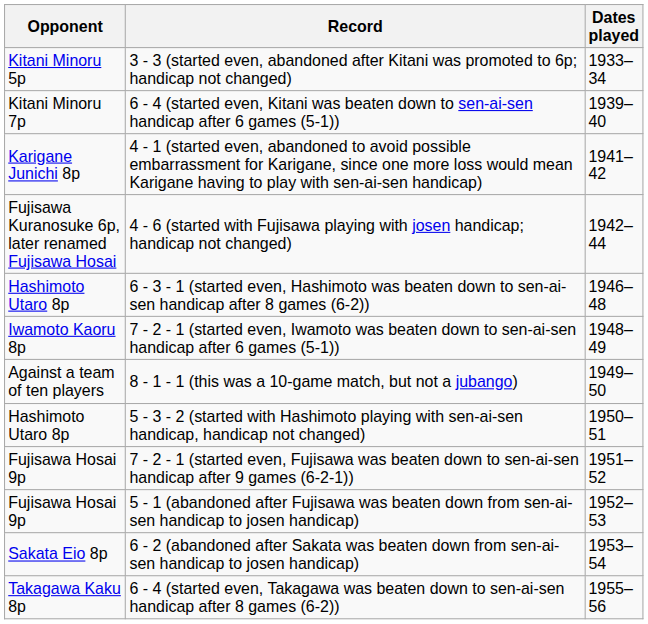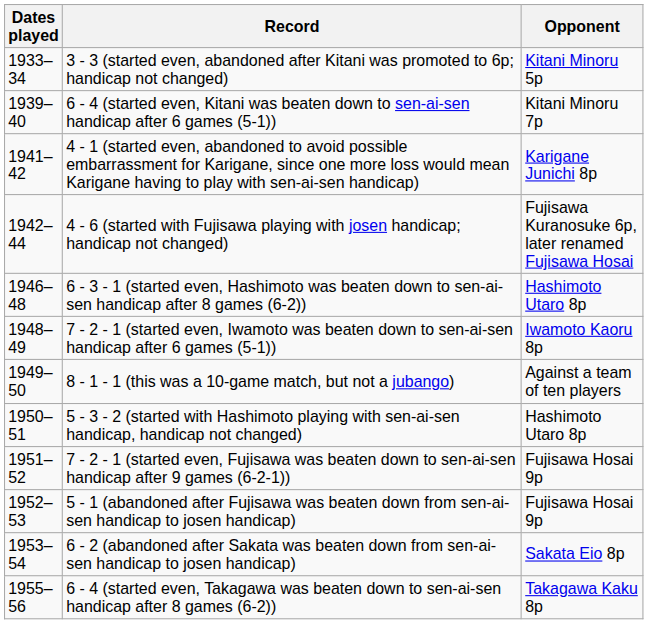columns swapped: (65, 26) <-> (614, 26)
